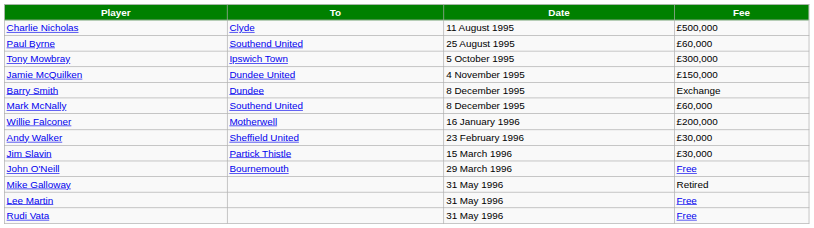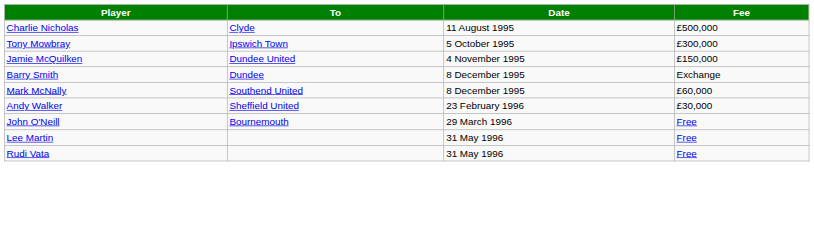- row: (31, 44)
- row: (39, 122)
- row: (29, 153)
- row: (39, 184)
